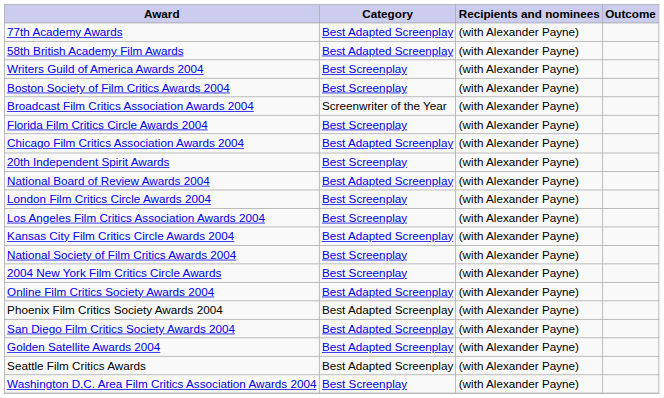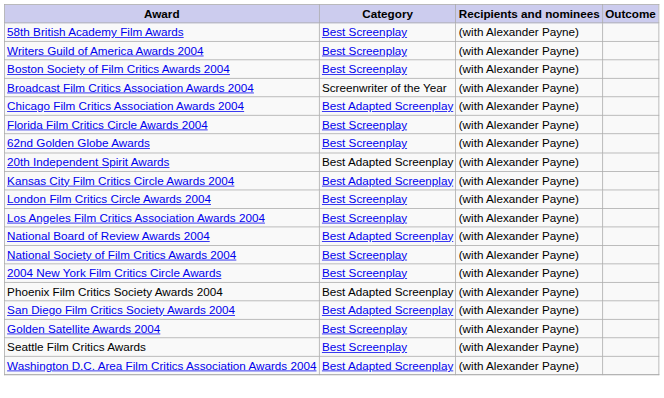- row: (65, 32)
(388, 51) Best Adapted Screenplay -> (365, 32) Best Screenplay
rows swapped: (126, 144) <-> (107, 125)
+ row: (79, 144)
(365, 162) Best Screenplay -> (388, 162) Best Adapted Screenplay
rows swapped: (121, 236) <-> (108, 181)
- row: (111, 292)
(388, 347) Best Adapted Screenplay -> (365, 329) Best Screenplay
(388, 366) Best Adapted Screenplay -> (365, 347) Best Screenplay
(365, 384) Best Screenplay -> (388, 366) Best Adapted Screenplay
